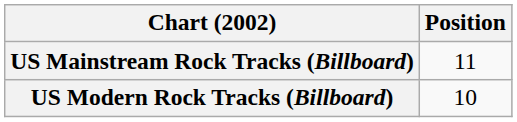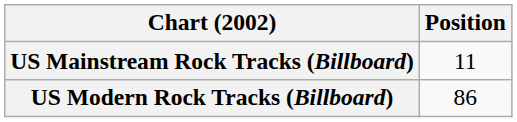(465, 97) 10 -> (465, 97) 86
